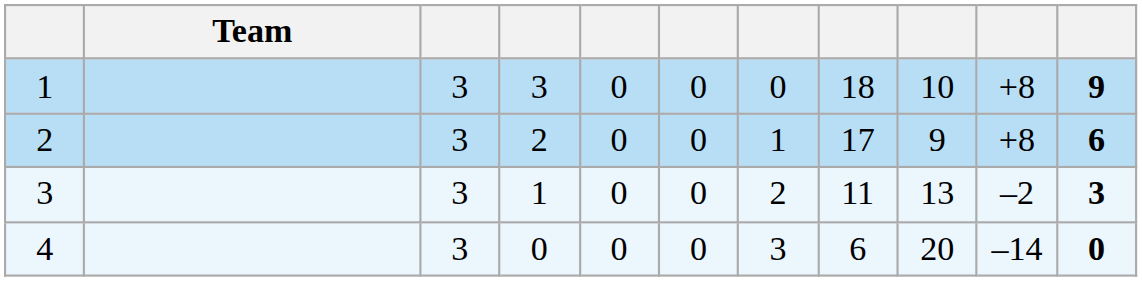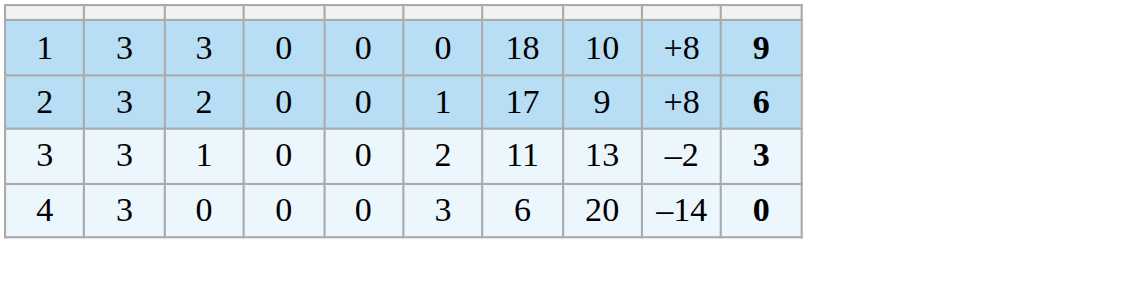- column: (252, 31)
